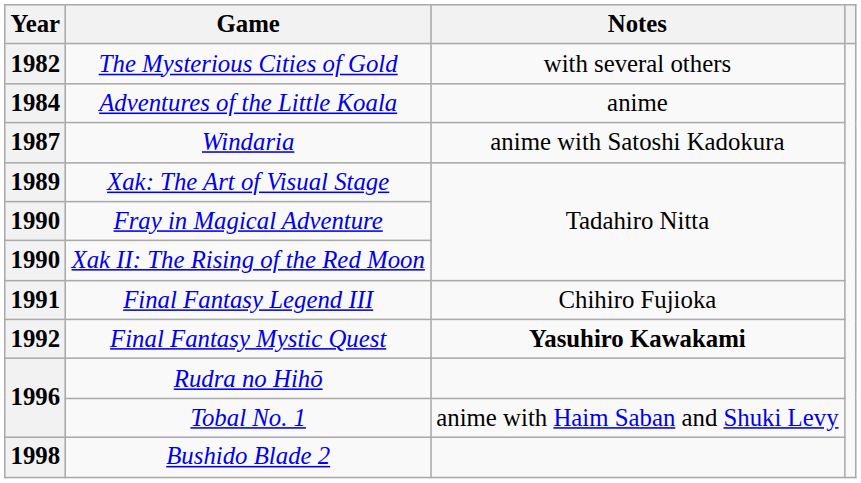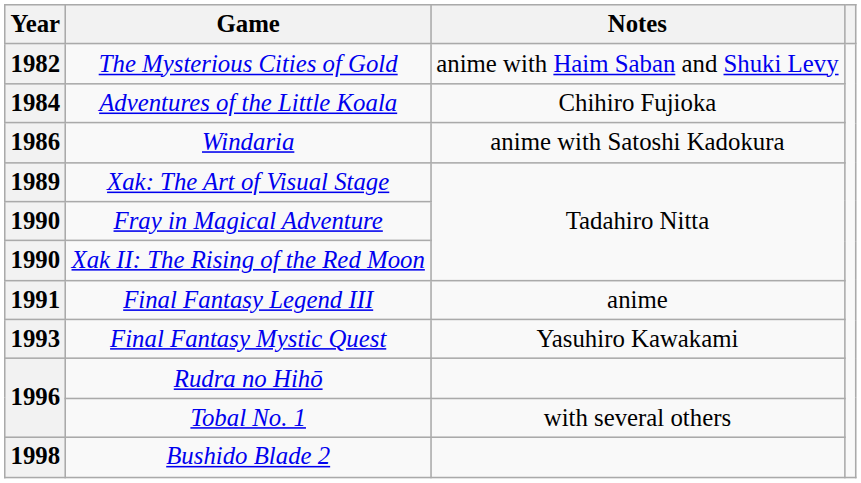(637, 63) with several others -> (637, 63) anime with Haim Saban and Shuki Levy
(637, 102) anime -> (637, 102) Chihiro Fujioka
(35, 142) 1987 -> (35, 142) 1986
(637, 299) Chihiro Fujioka -> (637, 299) anime
(35, 338) 1992 -> (35, 338) 1993
(637, 338) bold -> (637, 338) normal
(637, 417) anime with Haim Saban and Shuki Levy -> (637, 417) with several others
